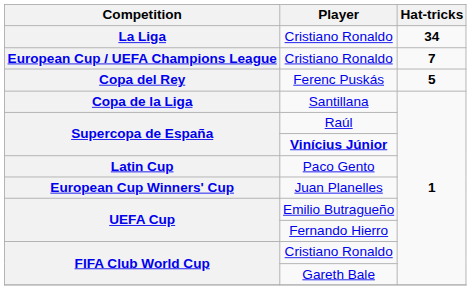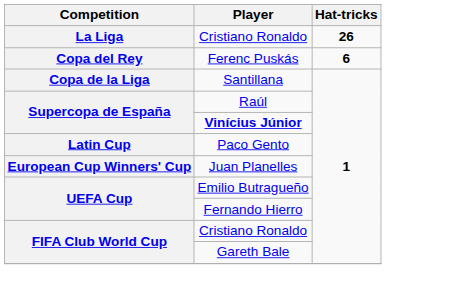(432, 36) 34 -> (346, 36) 26
- row: (142, 58)
(432, 79) 5 -> (346, 58) 6
